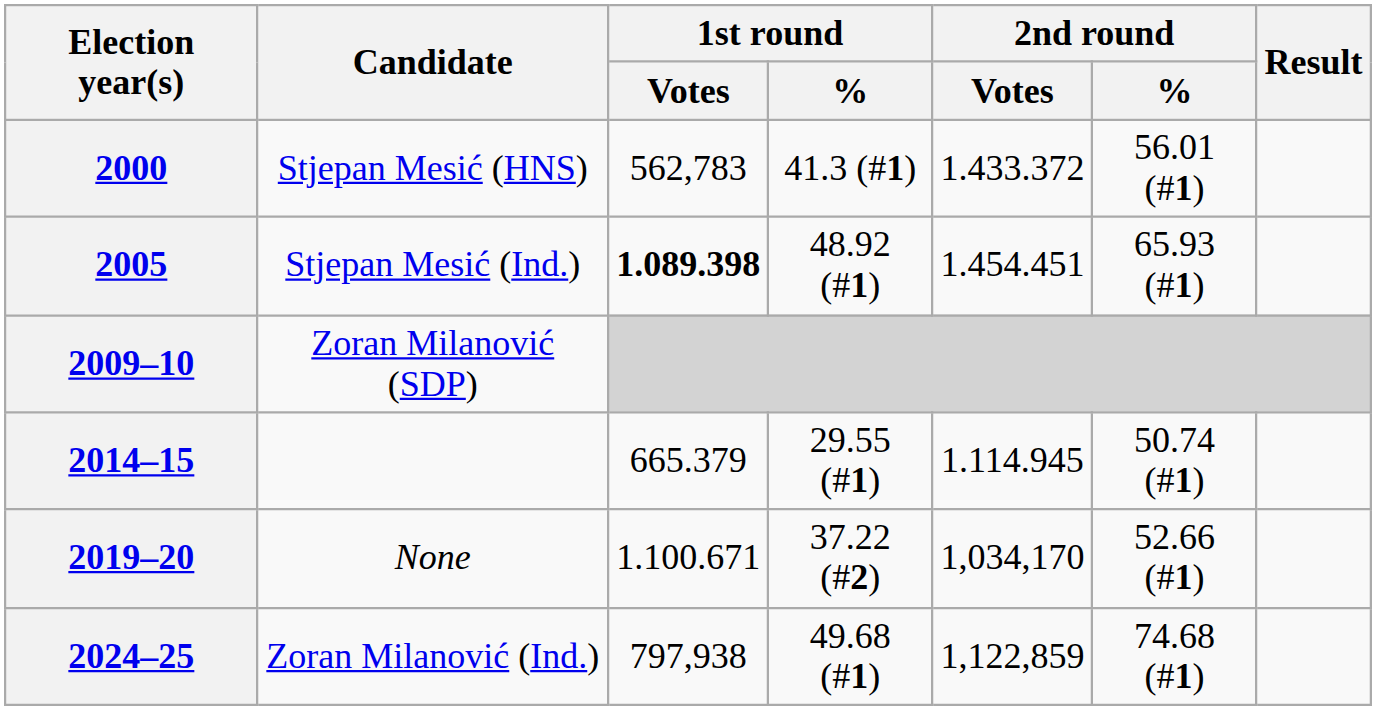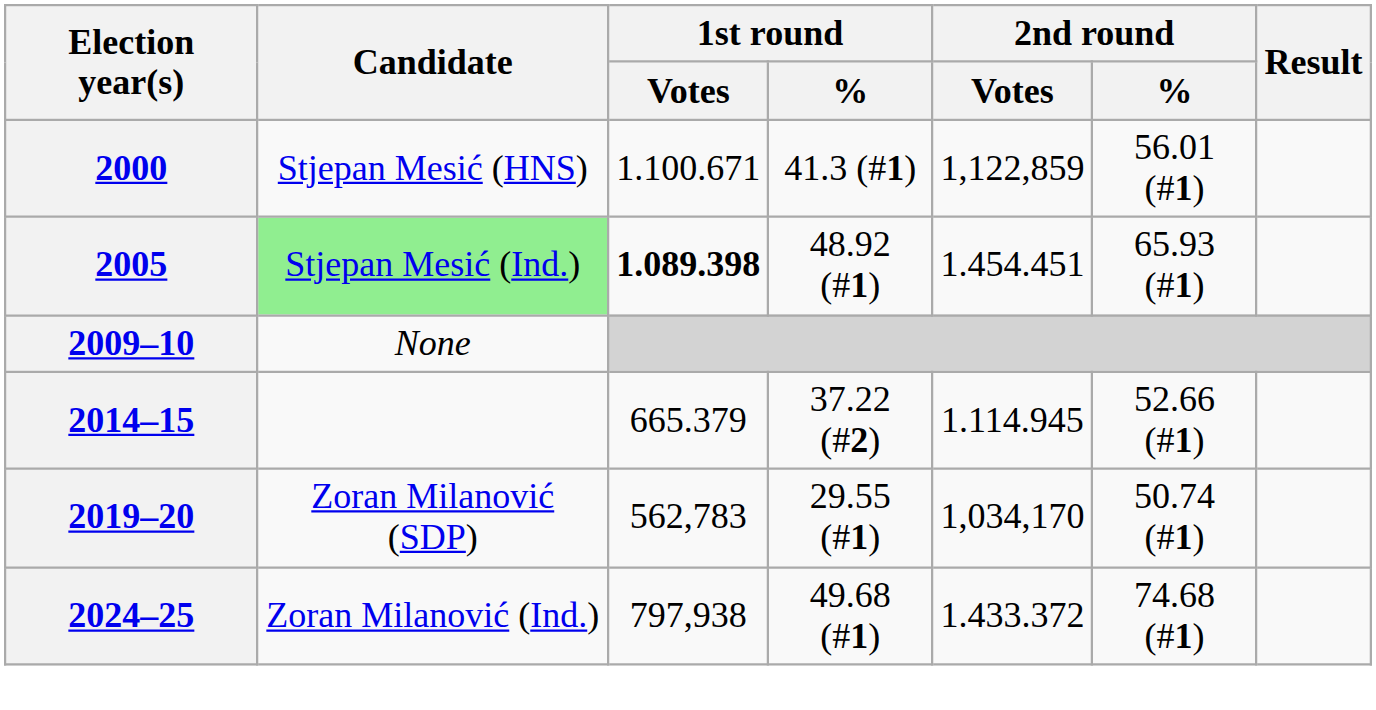(688, 167) 562,783 -> (688, 167) 1.100.671
(1012, 167) 1.433.372 -> (1012, 167) 1,122,859
(433, 265) no background -> (433, 265) lightgreen background
(433, 362) Zoran Milanović (SDP) -> (433, 342) None
(850, 460) 29.55 (#1) -> (850, 419) 37.22 (#2)
(1174, 460) 50.74 (#1) -> (1174, 419) 52.66 (#1)
(433, 557) None -> (433, 517) Zoran Milanović (SDP)
(688, 557) 1.100.671 -> (688, 517) 562,783
(850, 557) 37.22 (#2) -> (850, 517) 29.55 (#1)
(1174, 557) 52.66 (#1) -> (1174, 517) 50.74 (#1)
(1012, 655) 1,122,859 -> (1012, 614) 1.433.372
